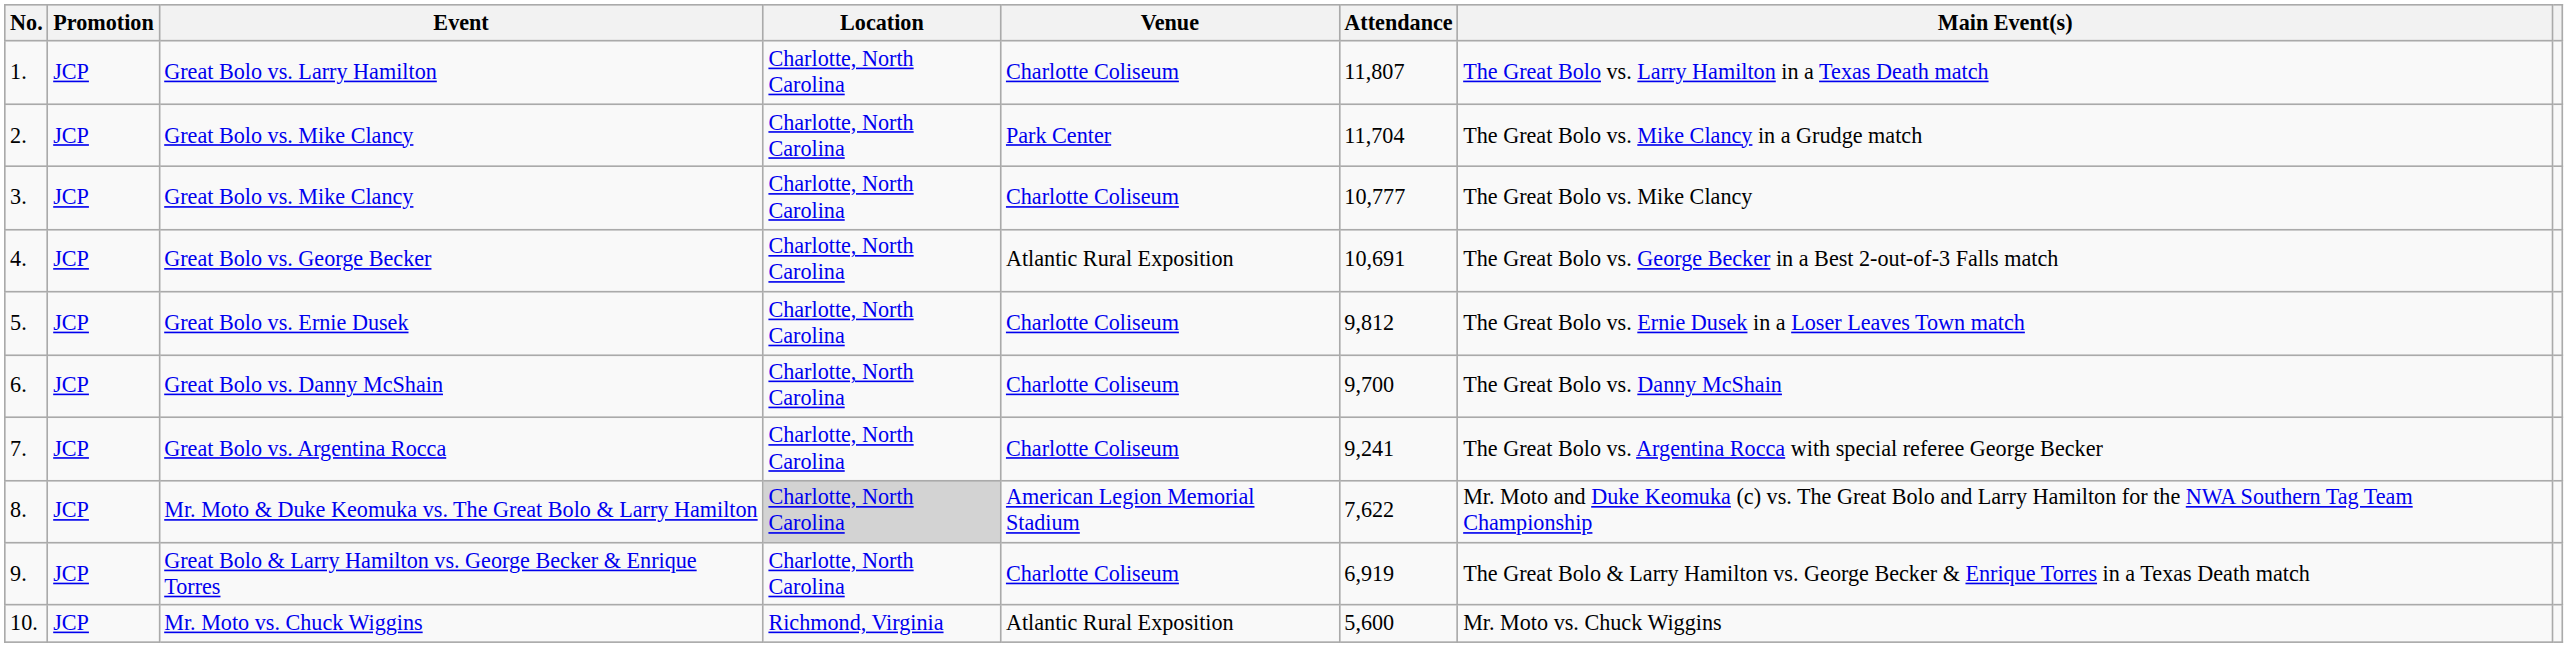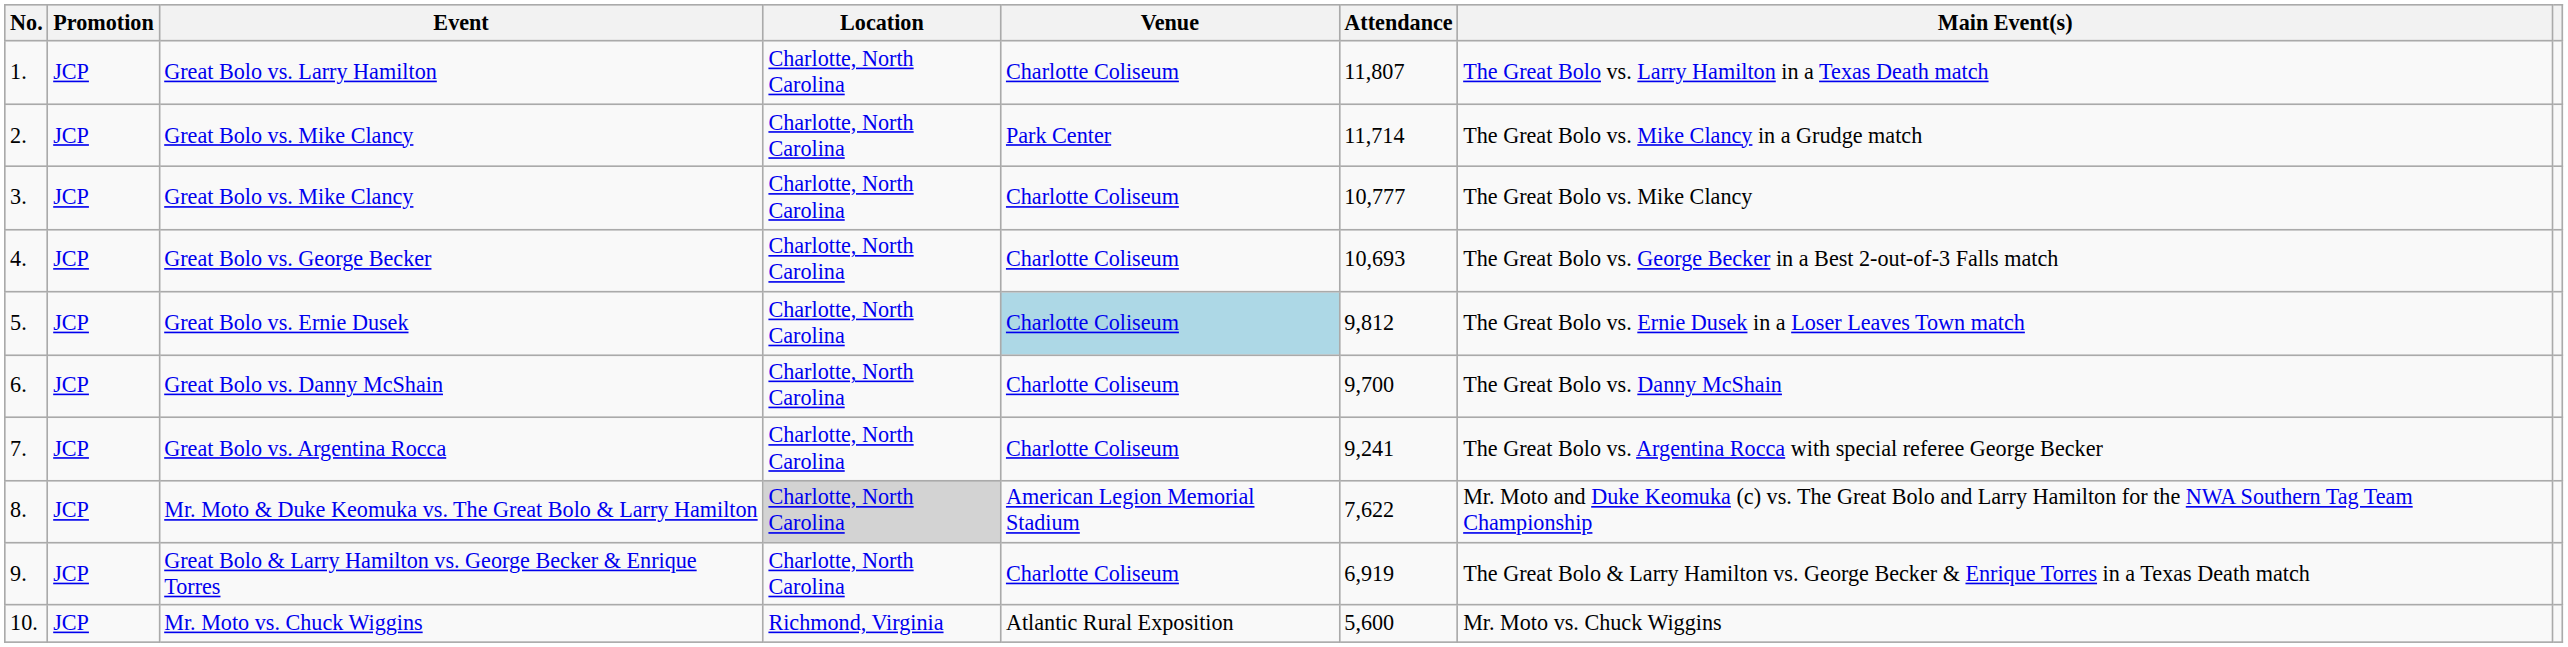(1374, 134) 11,704 -> (1374, 134) 11,714
(1120, 259) Atlantic Rural Exposition -> (1092, 259) Charlotte Coliseum
(1375, 259) 10,691 -> (1375, 259) 10,693
(1092, 322) no background -> (1092, 322) lightblue background
